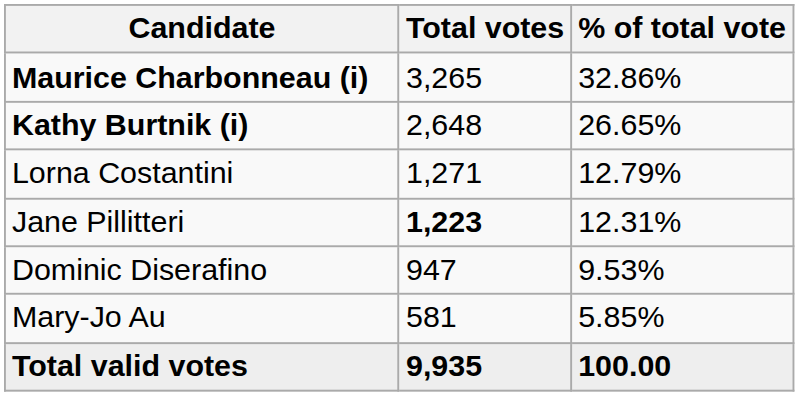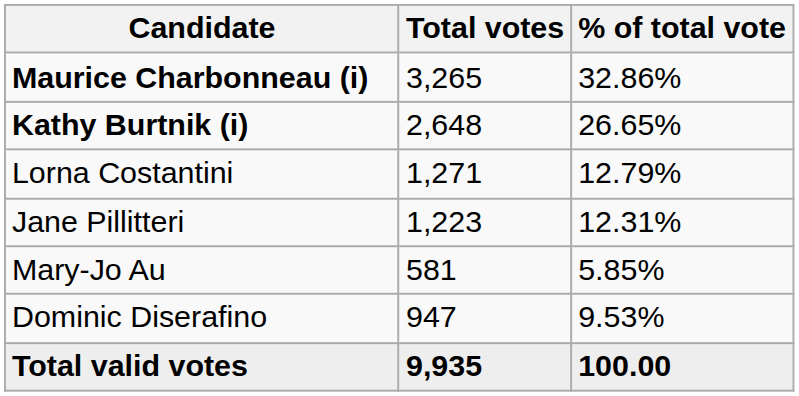(444, 221) bold -> (444, 221) normal
rows swapped: (140, 269) <-> (89, 317)
